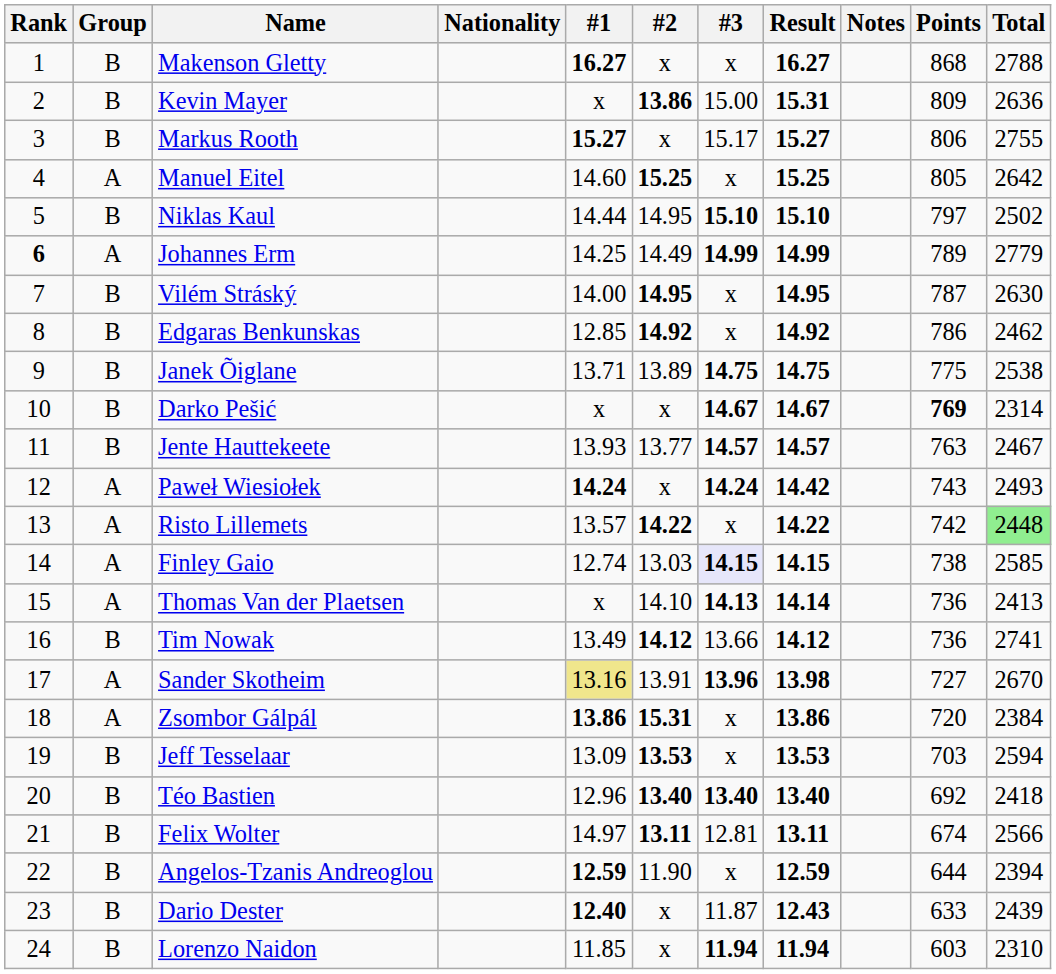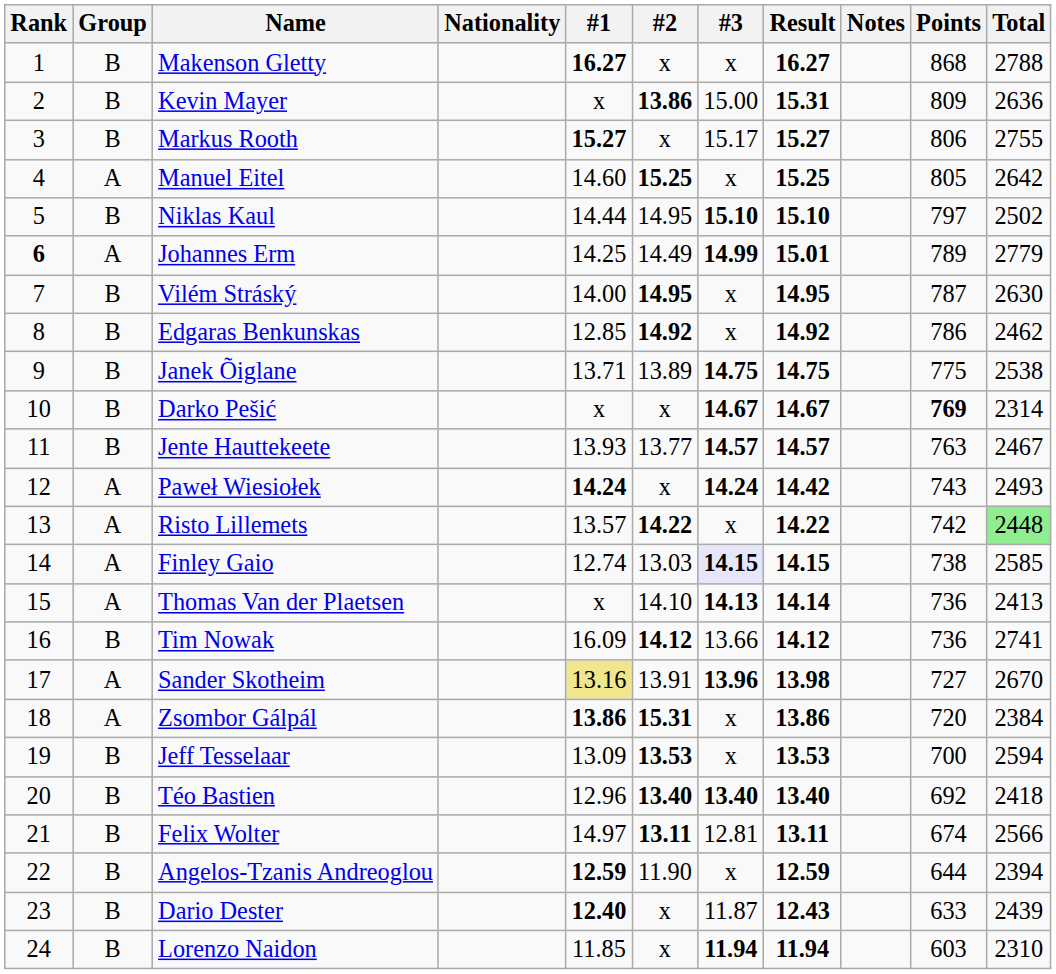(802, 255) 14.99 -> (802, 255) 15.01
(599, 640) 13.49 -> (599, 640) 16.09
(949, 756) 703 -> (949, 756) 700
